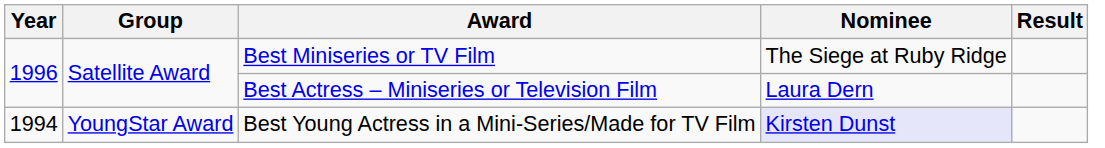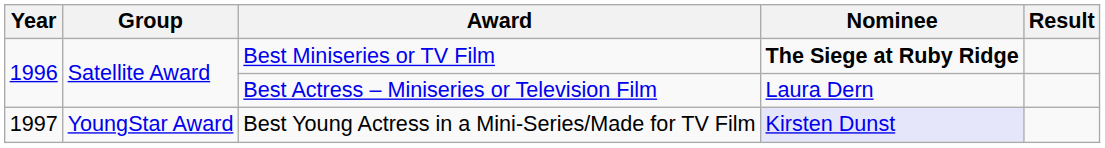(886, 55) normal -> (892, 55) bold
(34, 124) 1994 -> (34, 124) 1997
